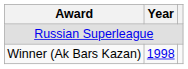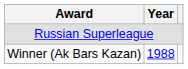(161, 53) 1998 -> (161, 53) 1988
